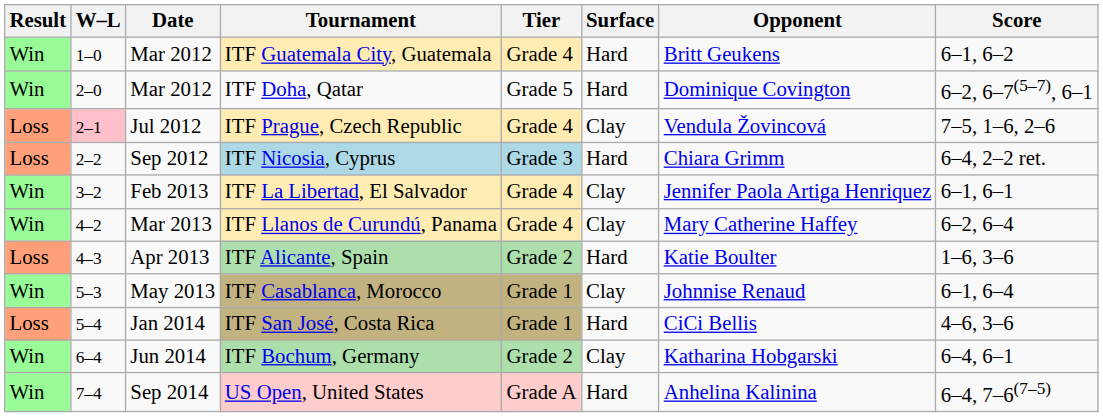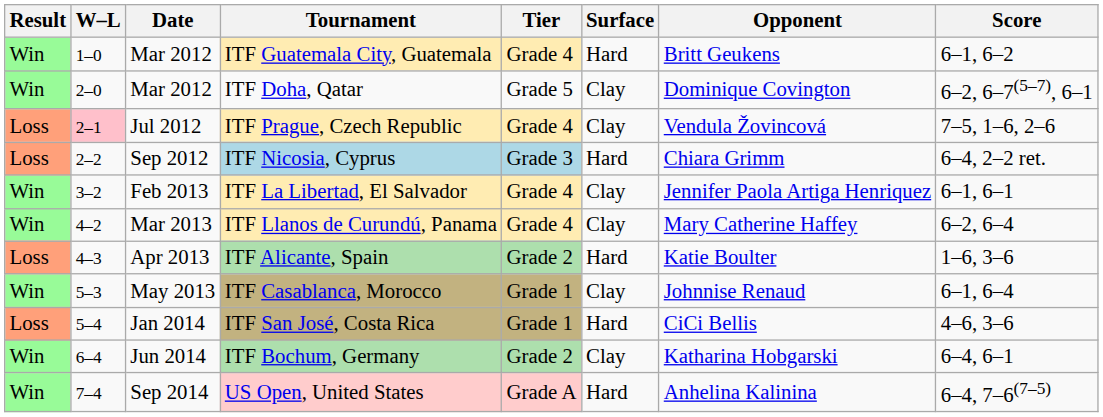(607, 89) Hard -> (606, 89) Clay
